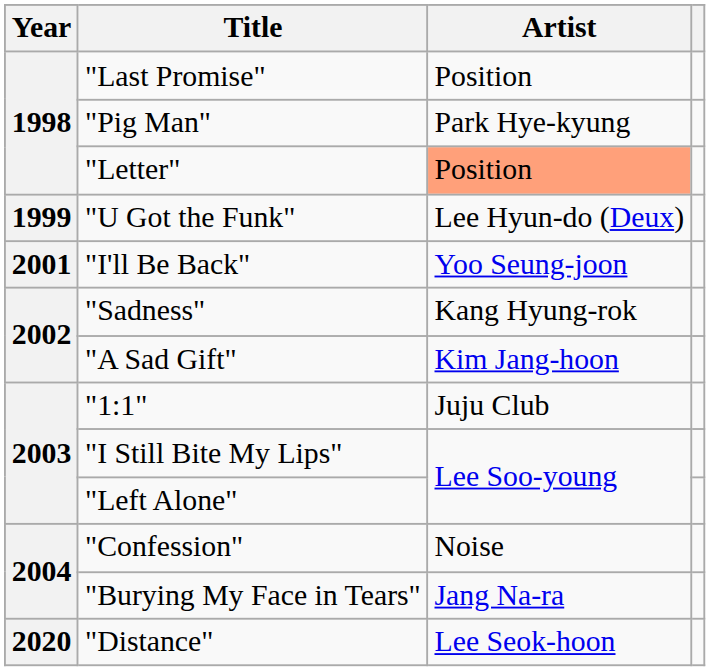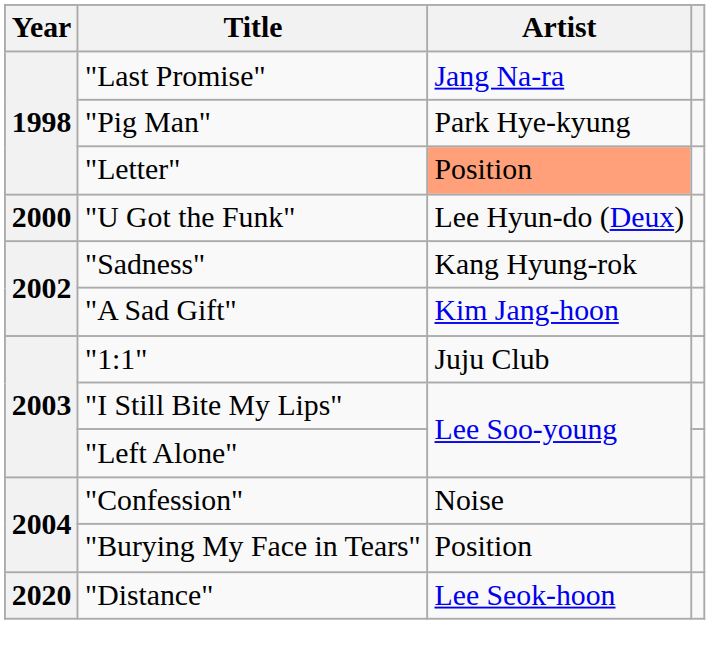(483, 75) Position -> (499, 75) Jang Na-ra
(42, 216) 1999 -> (42, 216) 2000
- row: (168, 264)
(499, 594) Jang Na-ra -> (483, 547) Position
